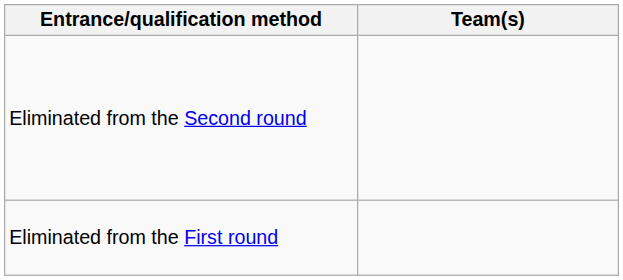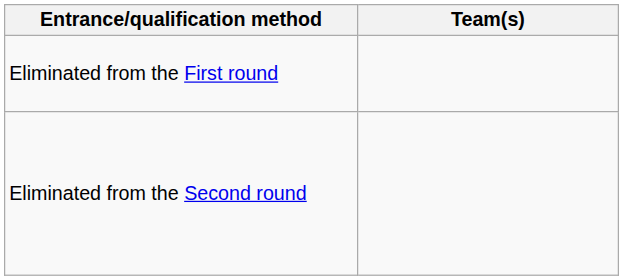rows swapped: (144, 237) <-> (158, 117)
